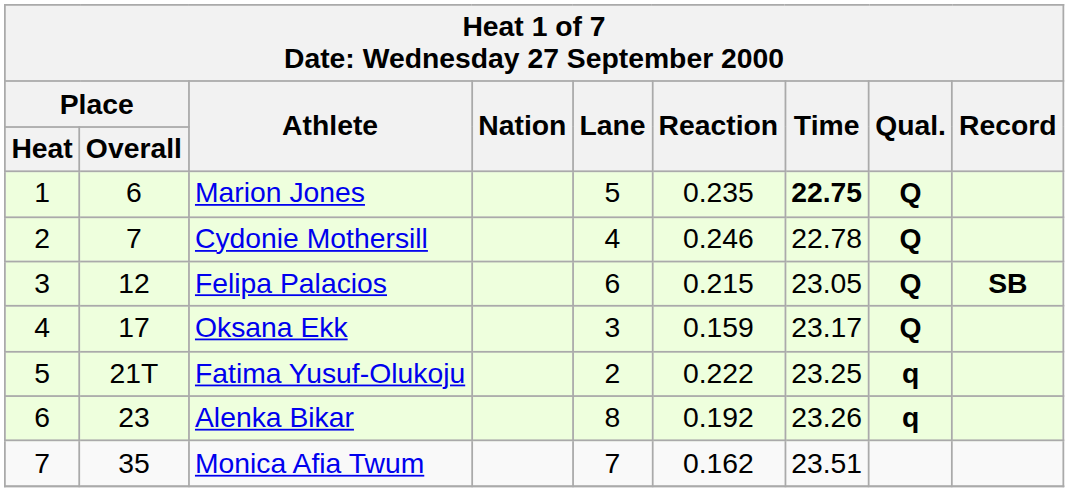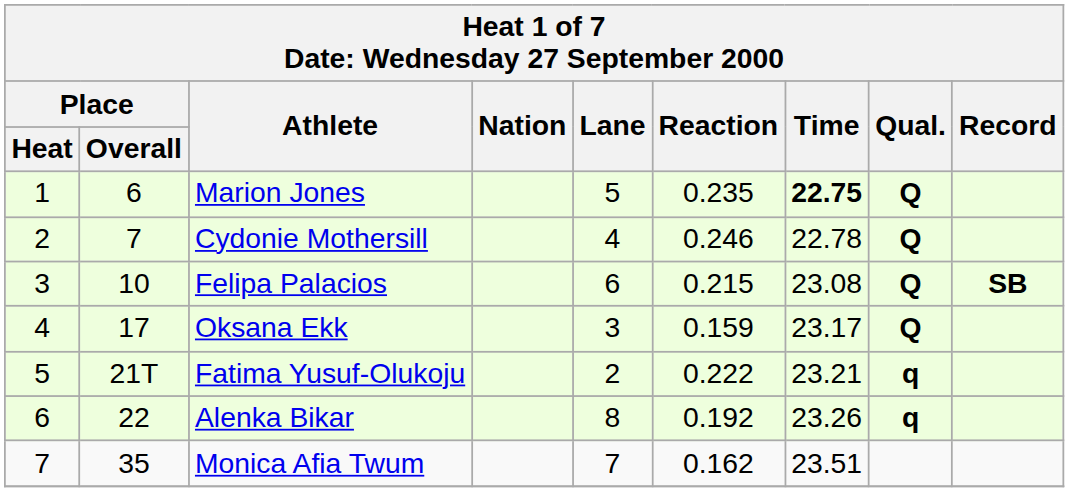(134, 283) 12 -> (134, 283) 10
(827, 283) 23.05 -> (827, 283) 23.08
(827, 373) 23.25 -> (827, 373) 23.21
(134, 418) 23 -> (134, 418) 22
